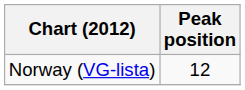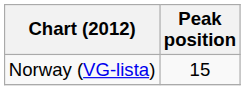(200, 69) 12 -> (200, 69) 15
